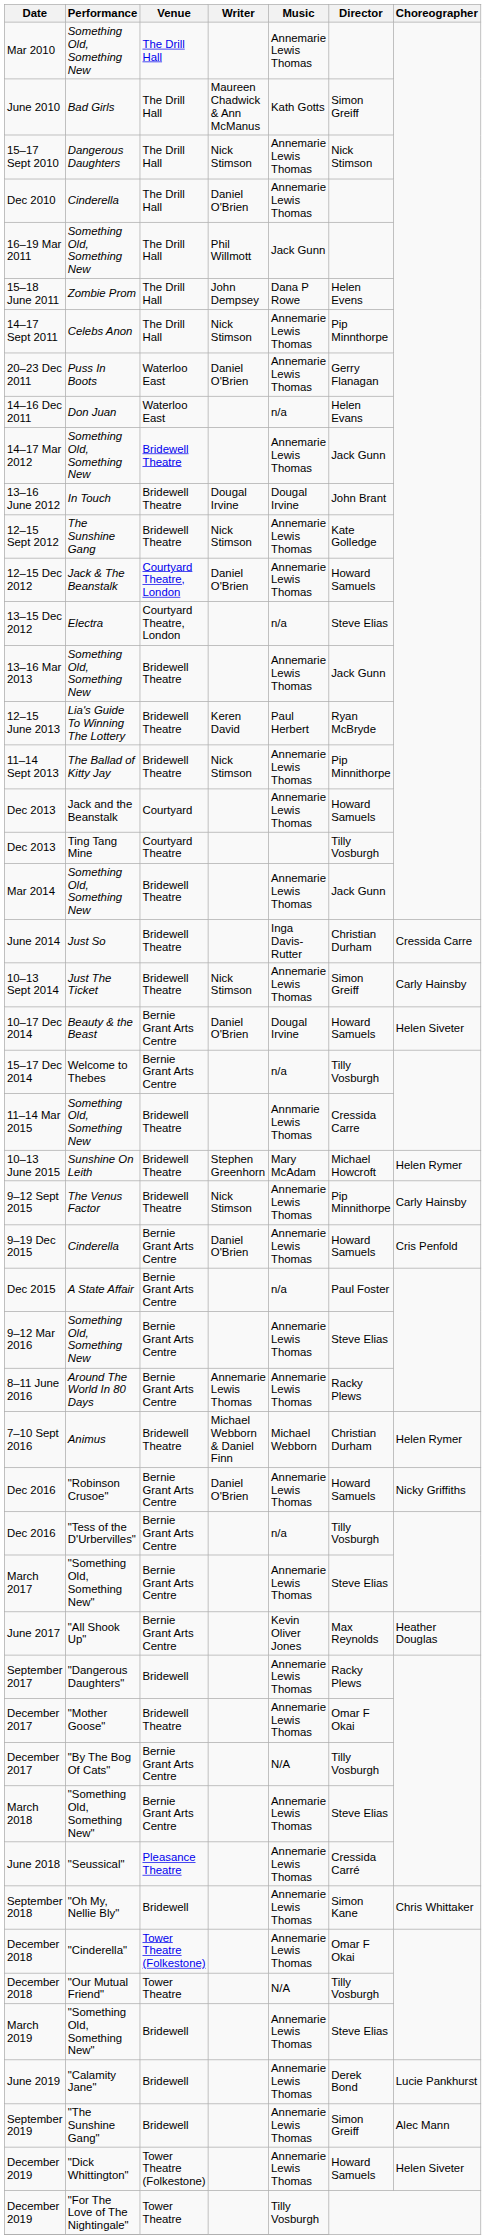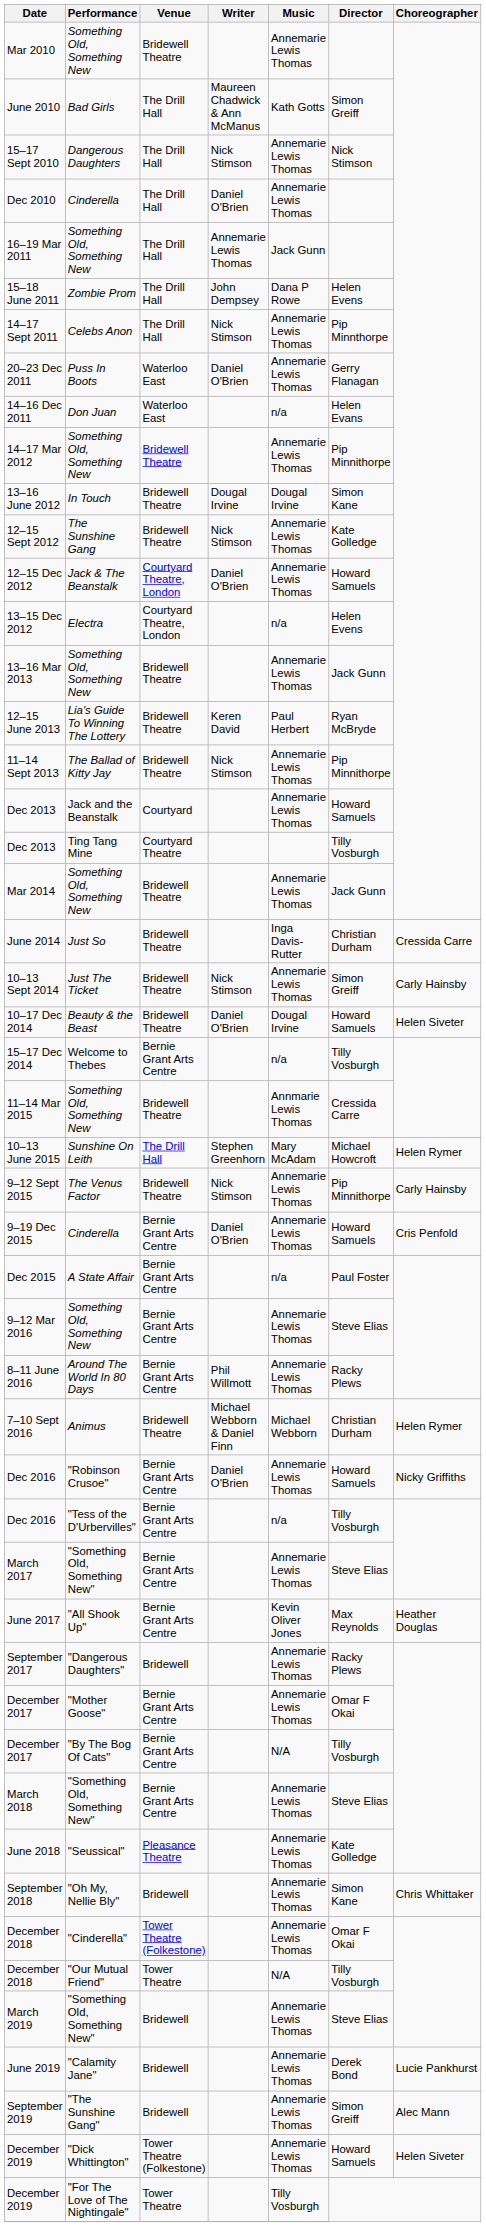(164, 50) The Drill Hall -> (166, 50) Bridewell Theatre
(231, 250) Phil Willmott -> (238, 250) Annemarie Lewis Thomas
(358, 455) Jack Gunn -> (361, 455) Pip Minnithorpe
(359, 499) John Brant -> (347, 499) Simon Kane
(360, 623) Steve Elias -> (347, 623) Helen Evens
(168, 1028) Bernie Grant Arts Centre -> (166, 1022) Bridewell Theatre
(166, 1165) Bridewell Theatre -> (164, 1152) The Drill Hall
(238, 1389) Annemarie Lewis Thomas -> (231, 1377) Phil Willmott
(166, 1720) Bridewell Theatre -> (168, 1707) Bernie Grant Arts Centre
(354, 1864) Cressida Carré -> (354, 1851) Kate Golledge
